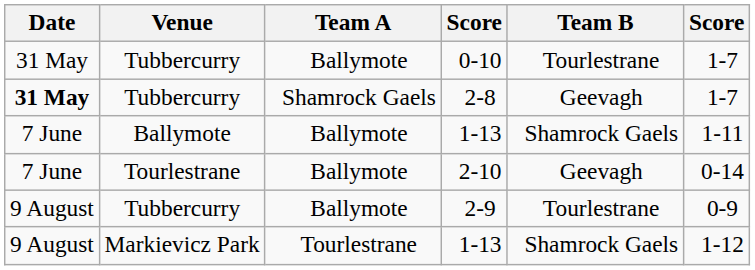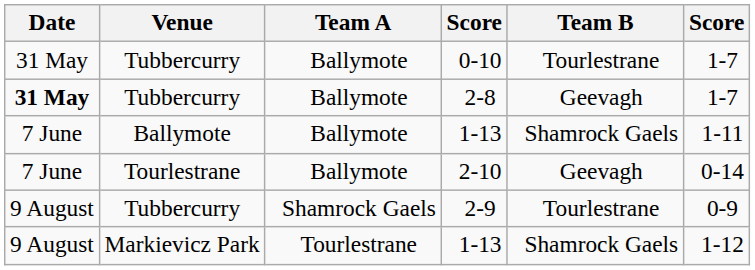(353, 97) Shamrock Gaels -> (353, 97) Ballymote
(353, 208) Ballymote -> (353, 208) Shamrock Gaels
